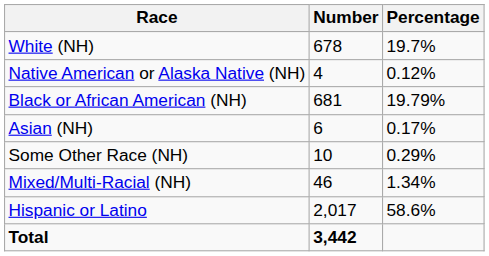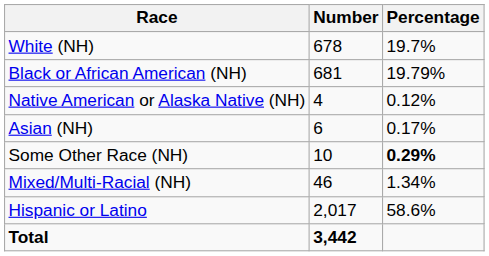rows swapped: (128, 100) <-> (157, 73)
(411, 155) normal -> (411, 155) bold
